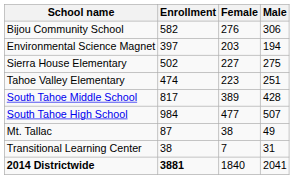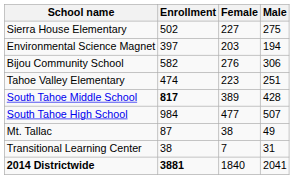rows swapped: (65, 30) <-> (67, 64)
(169, 98) normal -> (169, 98) bold
